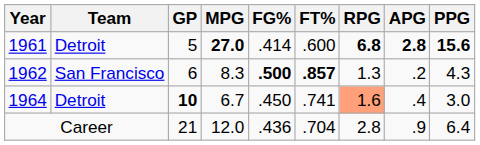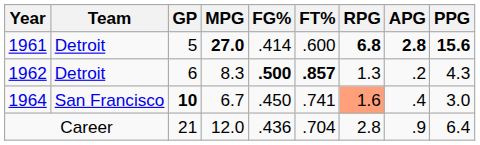(110, 73) San Francisco -> (80, 73) Detroit
(80, 100) Detroit -> (110, 100) San Francisco
